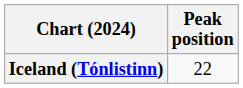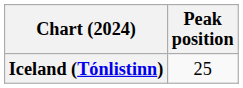(203, 68) 22 -> (203, 68) 25
